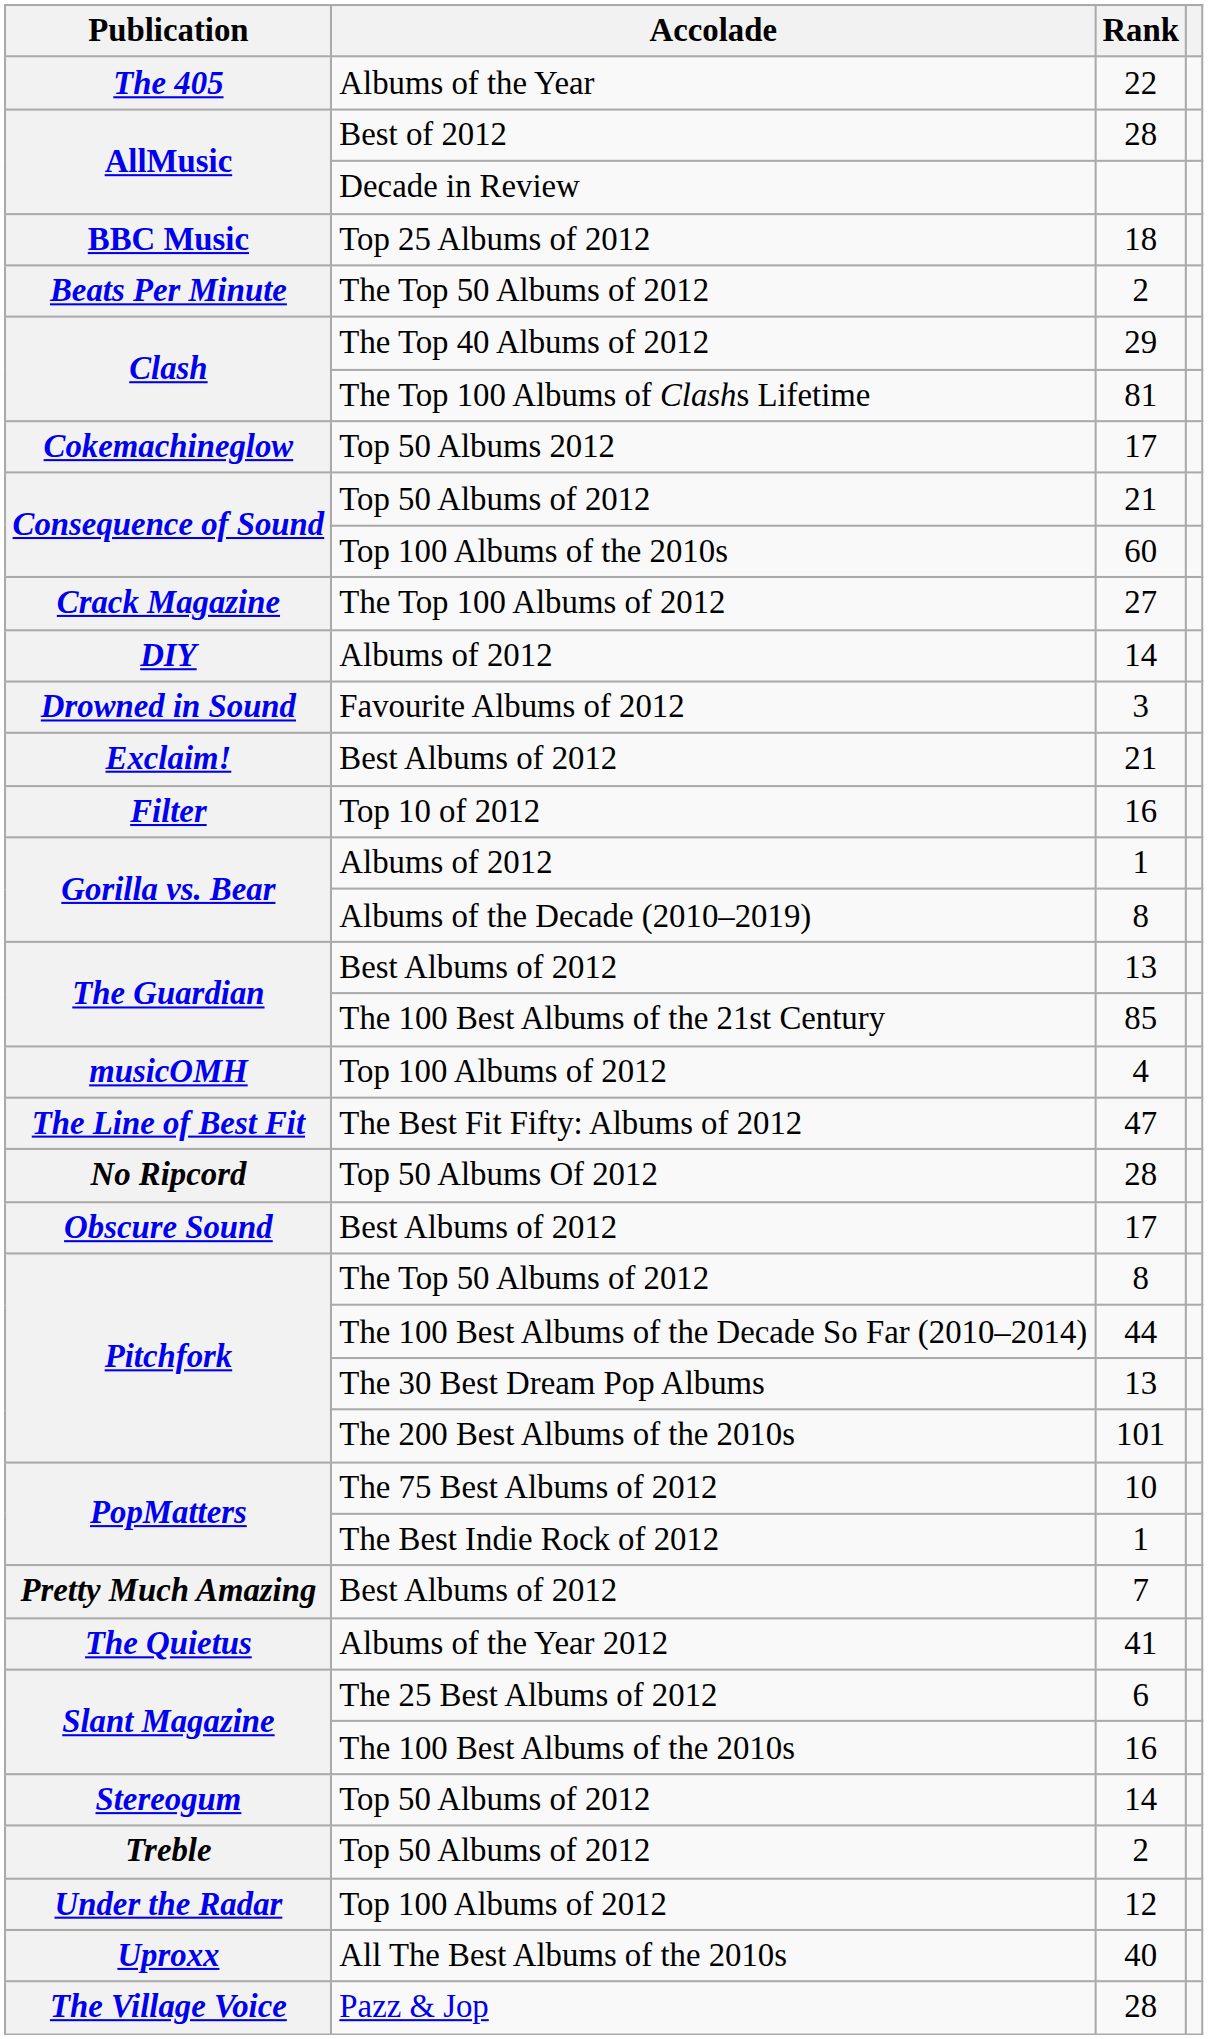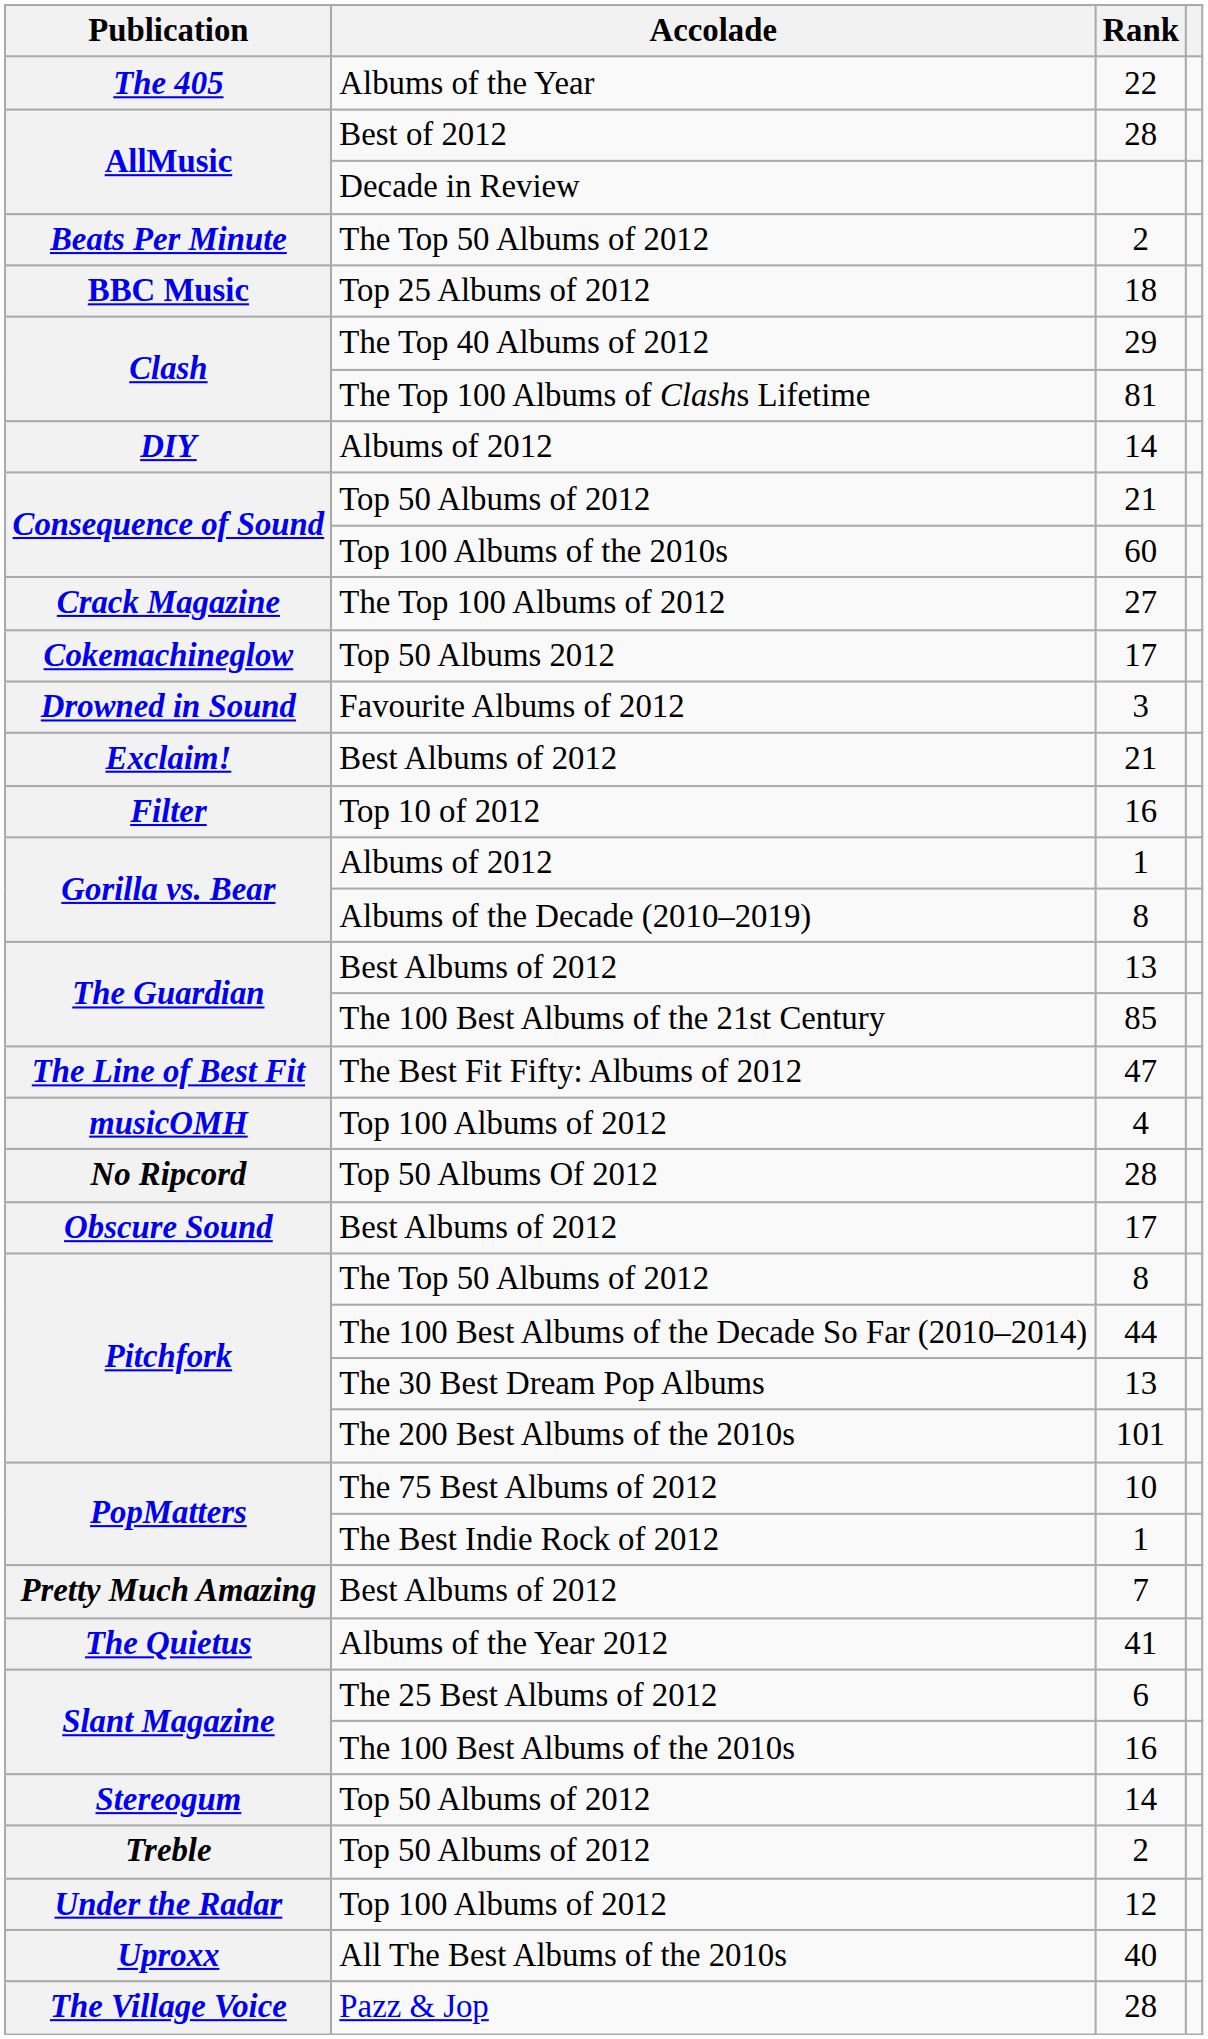rows swapped: (168, 238) <-> (168, 290)
rows swapped: (168, 446) <-> (168, 654)
rows swapped: (168, 1122) <-> (168, 1070)
